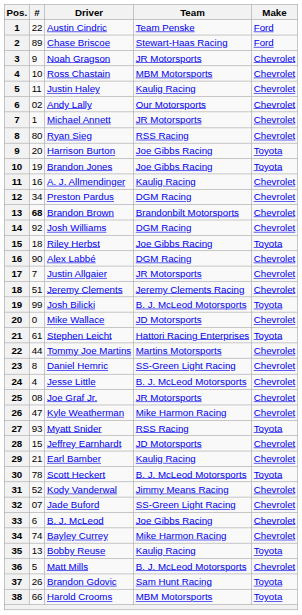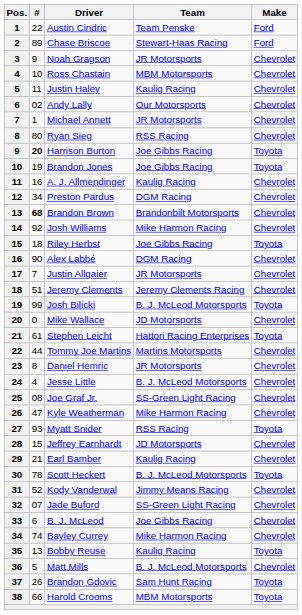(37, 151) normal -> (37, 151) bold
(164, 228) DGM Racing -> (181, 228) Mike Harmon Racing
(186, 366) SS-Green Light Racing -> (169, 366) JR Motorsports
(169, 397) JR Motorsports -> (186, 397) SS-Green Light Racing
